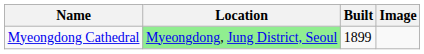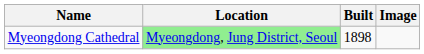(358, 37) 1899 -> (358, 37) 1898
